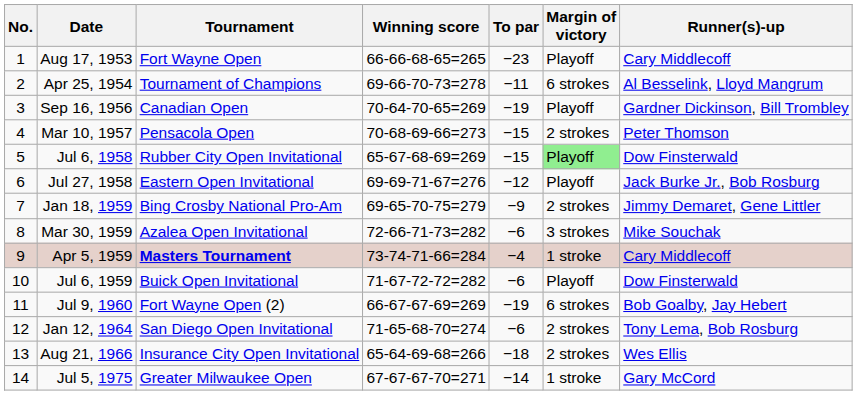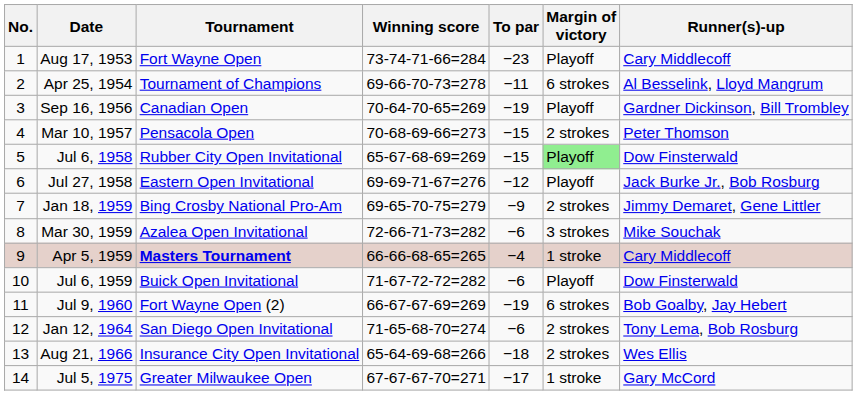(426, 59) 66-66-68-65=265 -> (426, 59) 73-74-71-66=284
(426, 255) 73-74-71-66=284 -> (426, 255) 66-66-68-65=265
(516, 378) −14 -> (516, 378) −17
